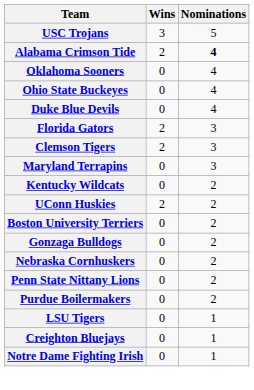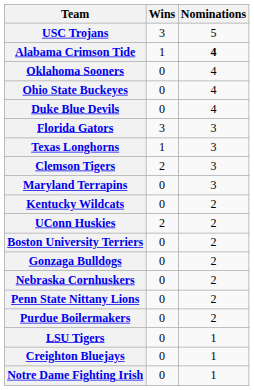(162, 52) 2 -> (162, 52) 1
(162, 128) 2 -> (162, 128) 3
+ row: (75, 147)
